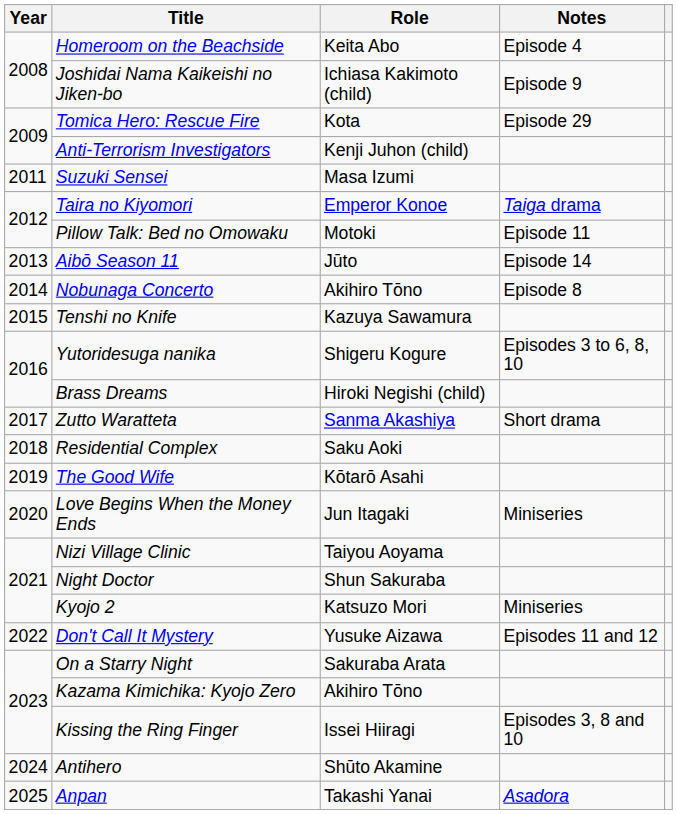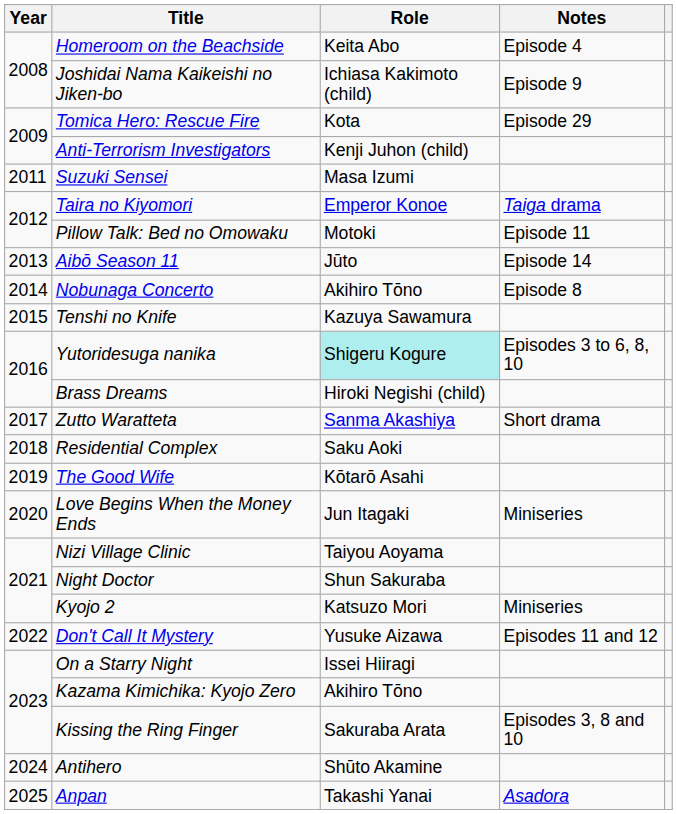(385, 355) no background -> (385, 355) paleturquoise background
(385, 664) Sakuraba Arata -> (369, 664) Issei Hiiragi
(369, 729) Issei Hiiragi -> (385, 729) Sakuraba Arata
